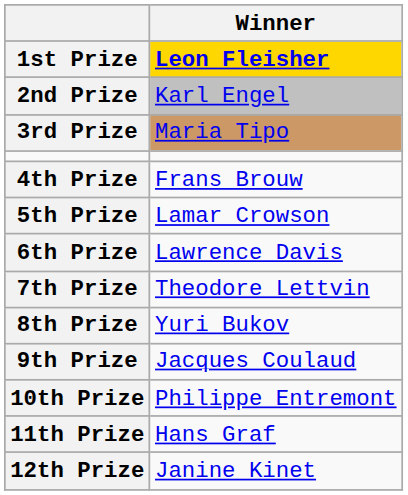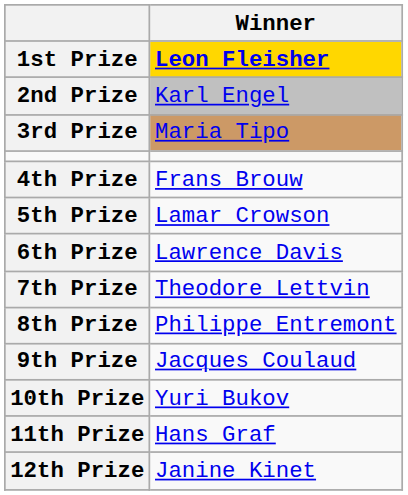(222, 325) Yuri Bukov -> (276, 325) Philippe Entremont
(276, 398) Philippe Entremont -> (222, 398) Yuri Bukov
